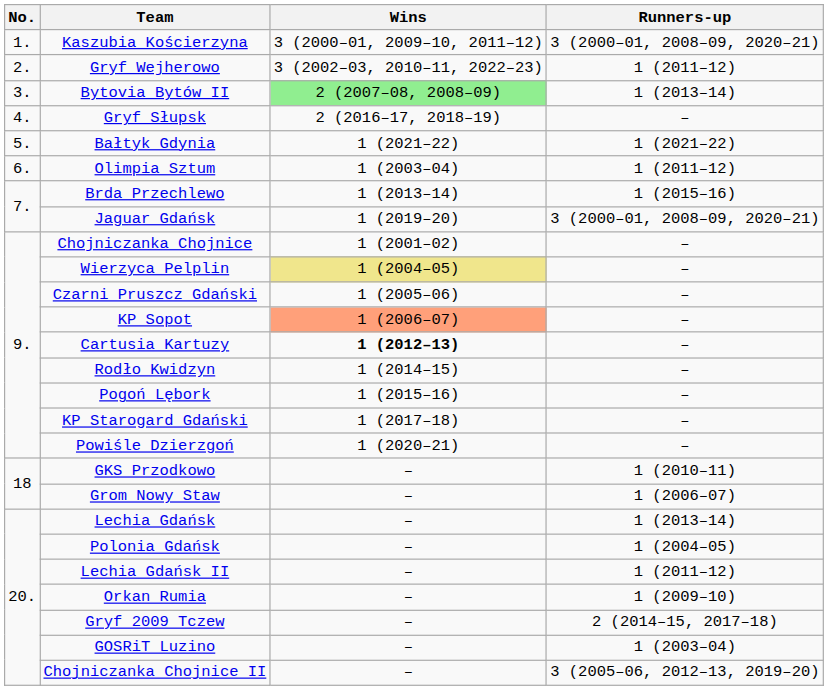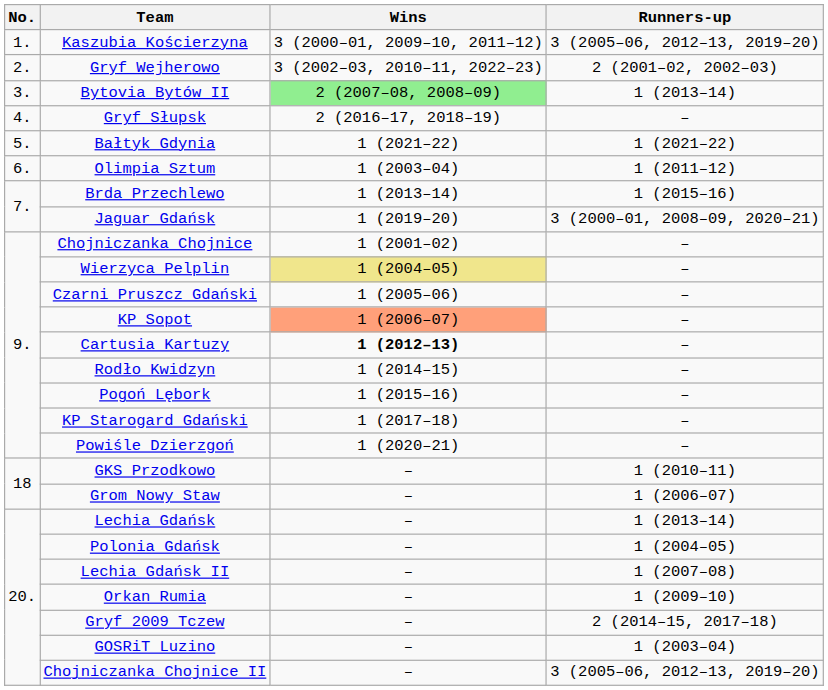(685, 42) 3 (2000–01, 2008–09, 2020–21) -> (685, 42) 3 (2005–06, 2012–13, 2019–20)
(685, 68) 1 (2011–12) -> (685, 68) 2 (2001–02, 2002–03)
(685, 572) 1 (2011–12) -> (685, 572) 1 (2007–08)
